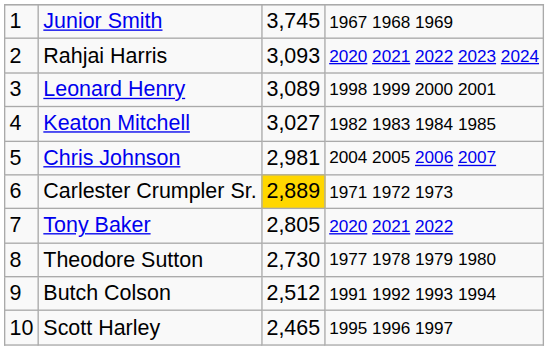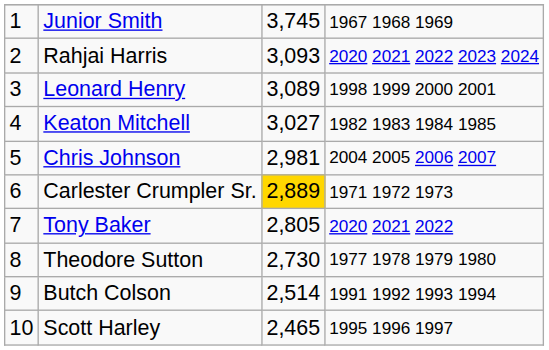(293, 293) 2,512 -> (293, 293) 2,514
